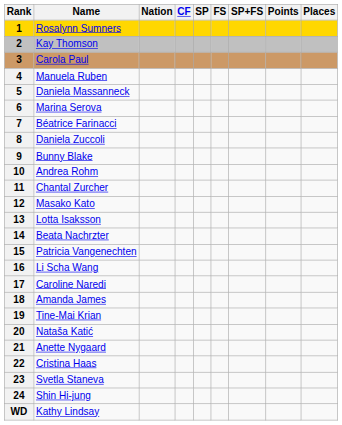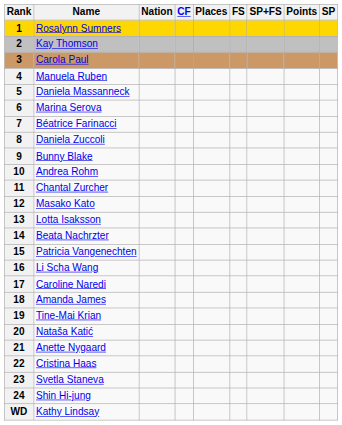columns swapped: (202, 12) <-> (319, 12)
